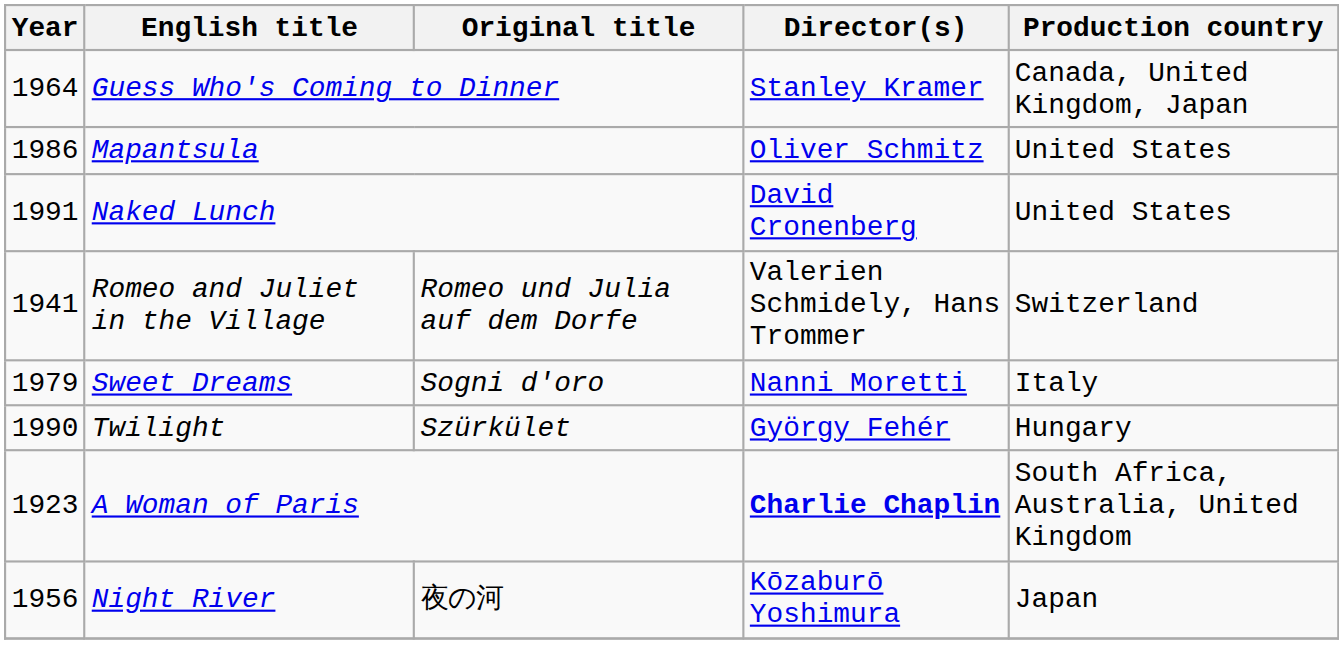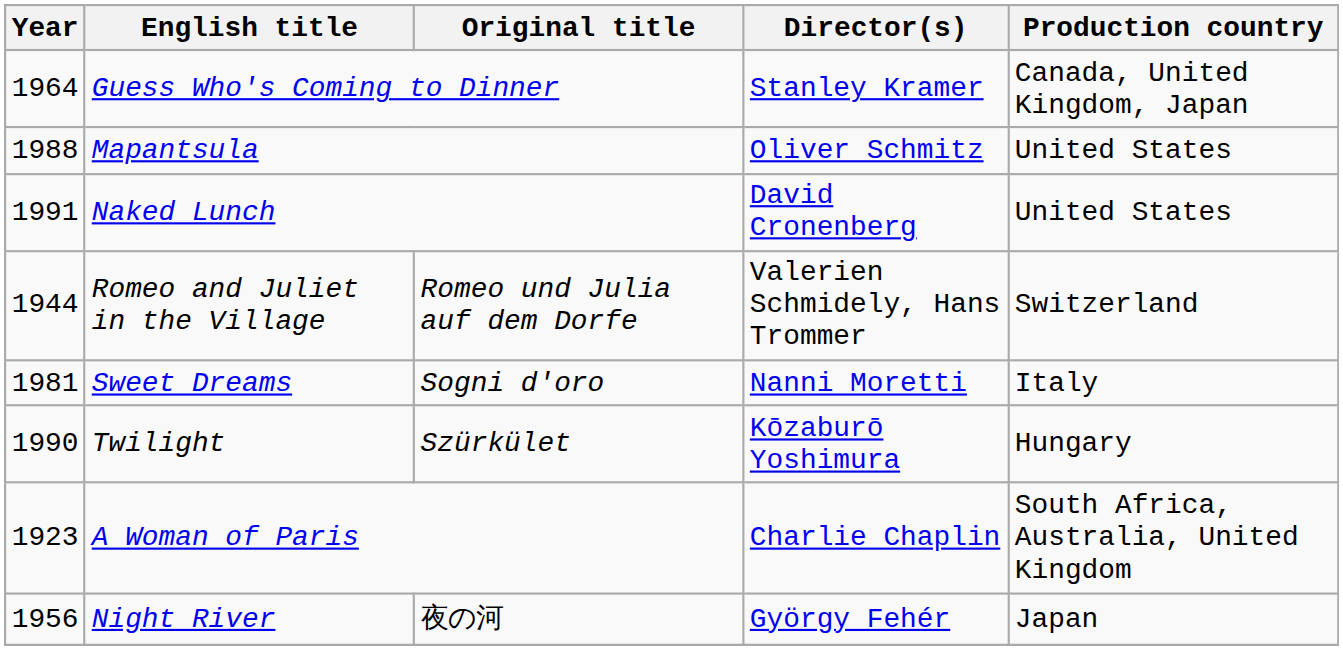(45, 151) 1986 -> (45, 151) 1988
(45, 305) 1941 -> (45, 305) 1944
(45, 383) 1979 -> (45, 383) 1981
(850, 428) György Fehér -> (825, 444) Kōzaburō Yoshimura
(875, 506) bold -> (875, 538) normal
(825, 599) Kōzaburō Yoshimura -> (850, 618) György Fehér
